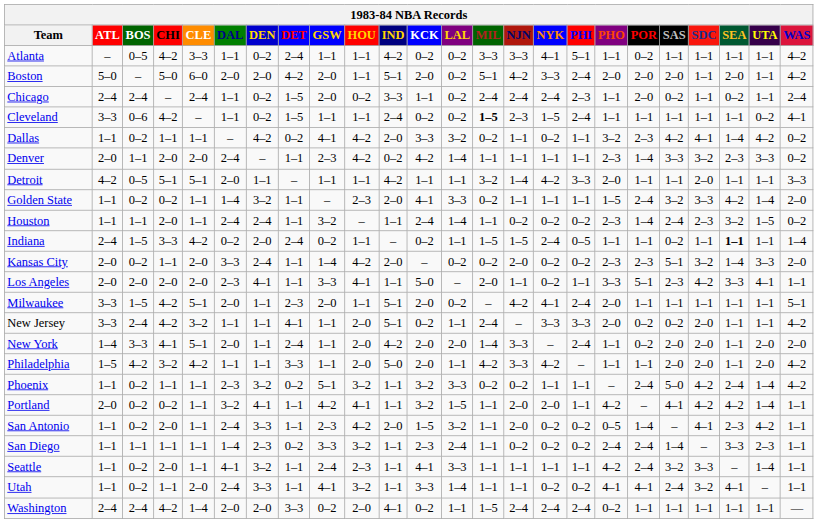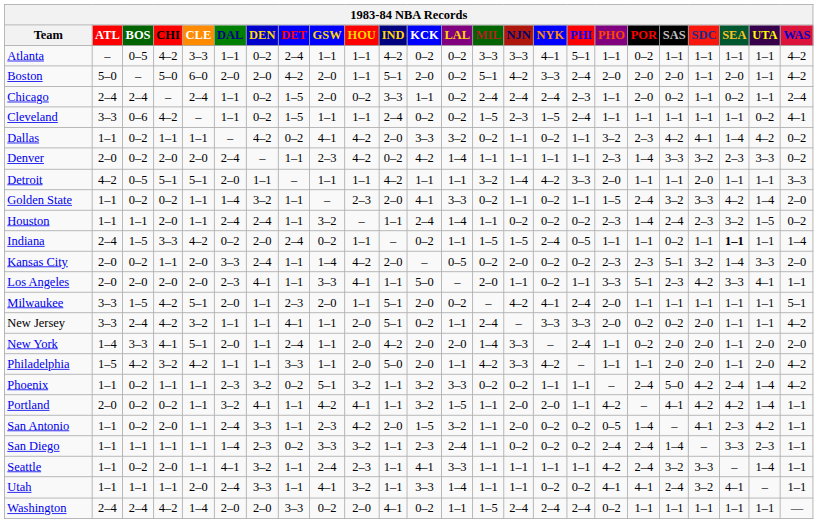(488, 117) bold -> (488, 117) normal
(138, 158) 1–1 -> (138, 158) 0–2
(550, 199) 1–1 -> (550, 199) 0–2
(457, 261) 0–2 -> (457, 261) 0–5
(138, 487) 0–2 -> (138, 487) 1–1
